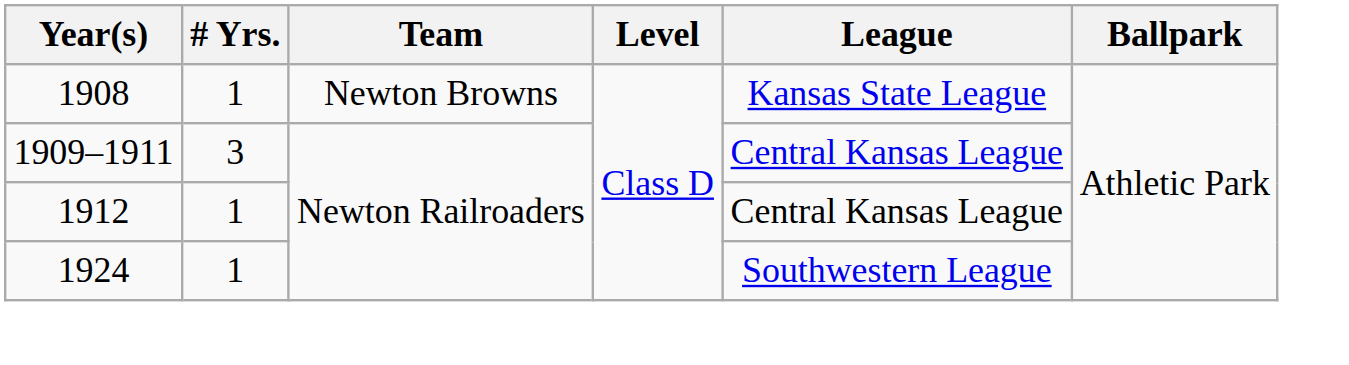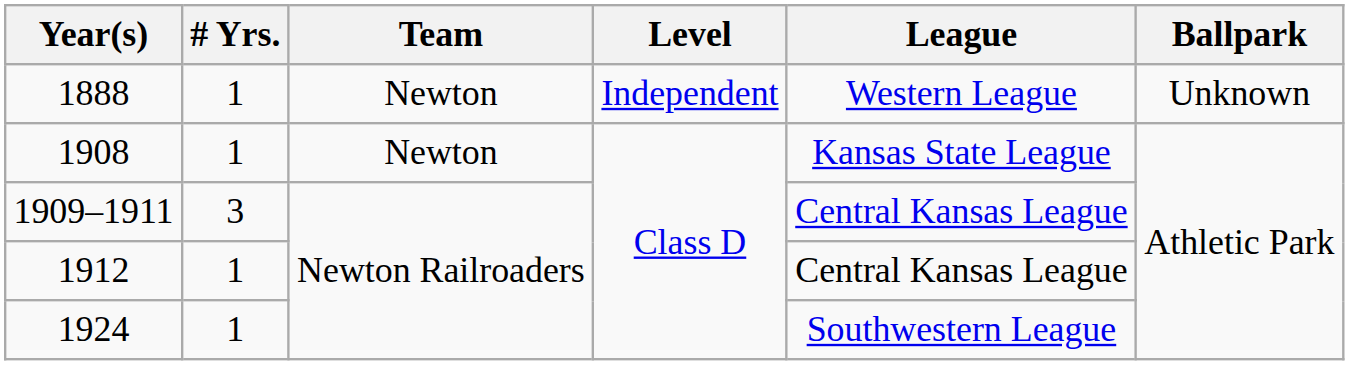+ row: (93, 93)
(441, 93) Newton Browns -> (441, 152) Newton
